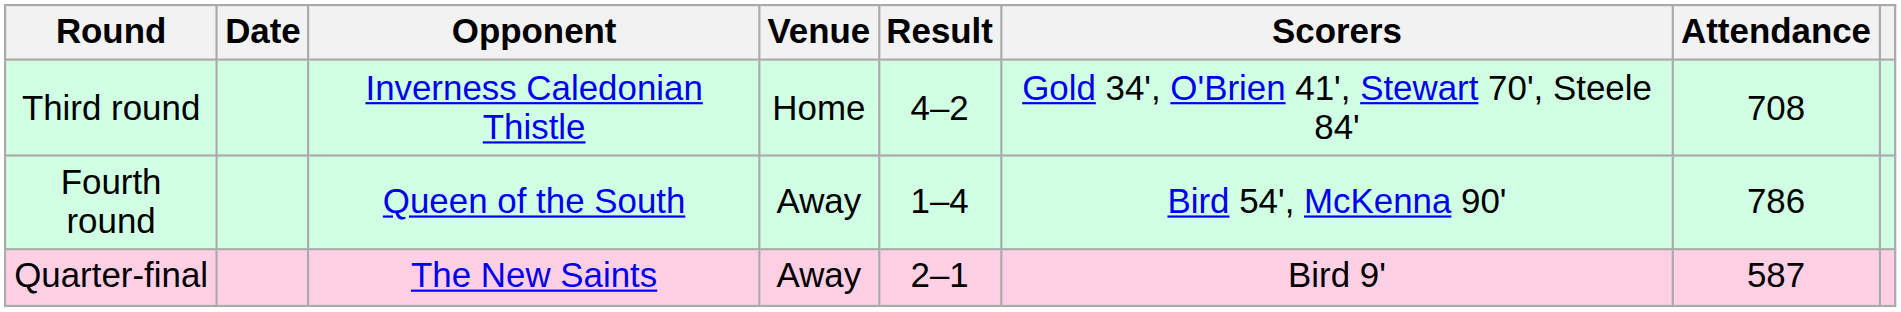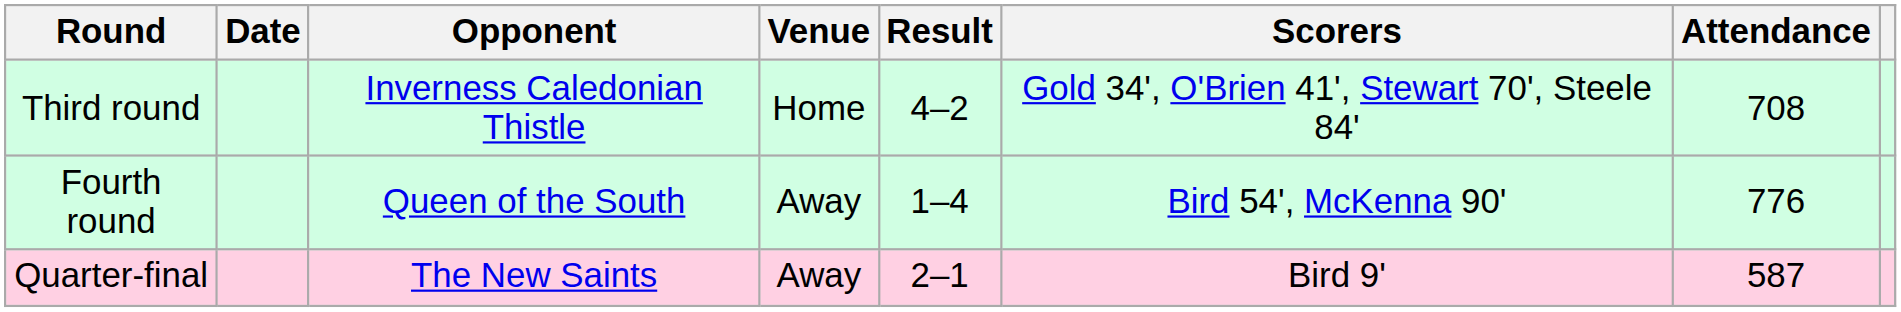(1776, 201) 786 -> (1776, 201) 776
